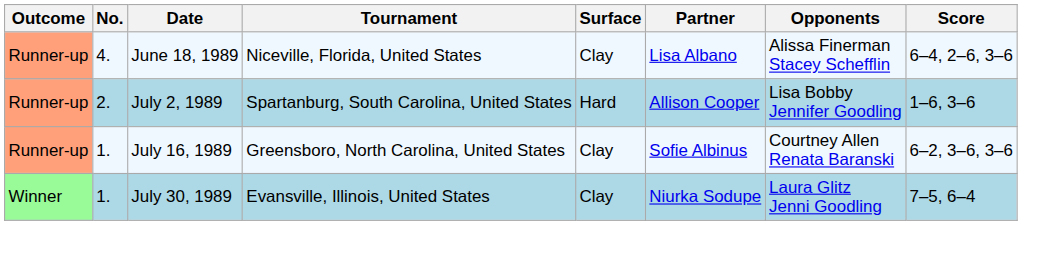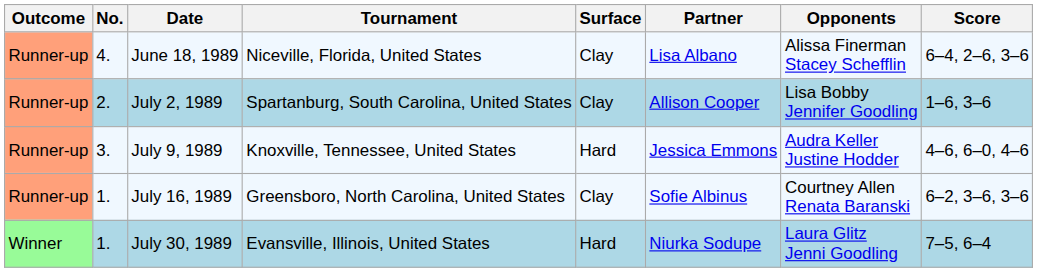(598, 102) Hard -> (596, 102) Clay
+ row: (177, 149)
(596, 196) Clay -> (598, 243) Hard
